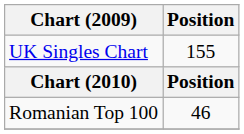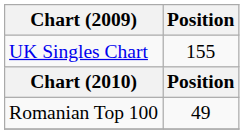(201, 112) 46 -> (201, 112) 49
